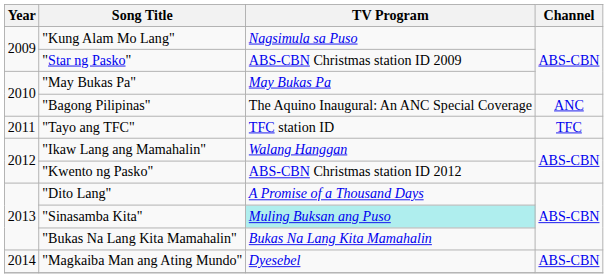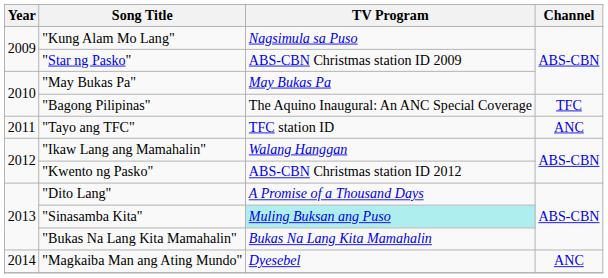(569, 104) ANC -> (569, 104) TFC
(569, 127) TFC -> (569, 127) ANC
(569, 261) ABS-CBN -> (569, 261) ANC
